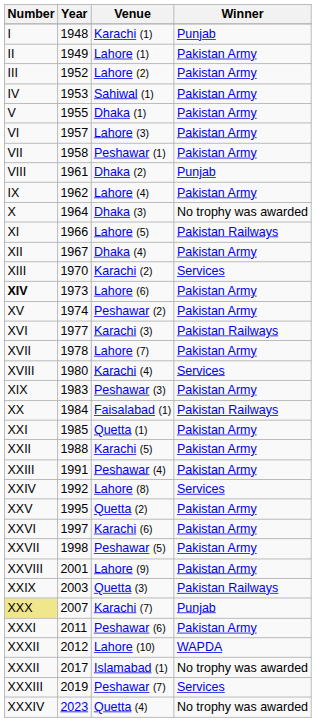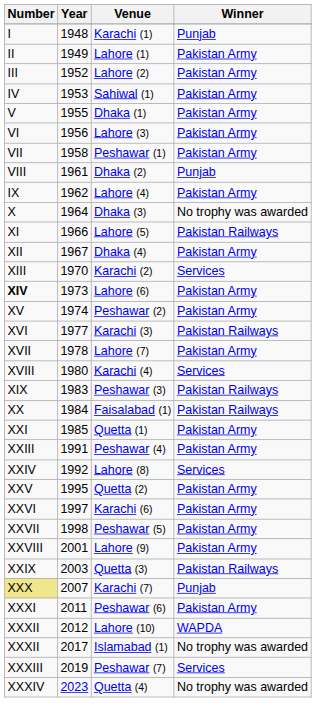(74, 133) 1957 -> (74, 133) 1956
(217, 390) Pakistan Army -> (228, 390) Pakistan Railways
- row: (123, 449)
